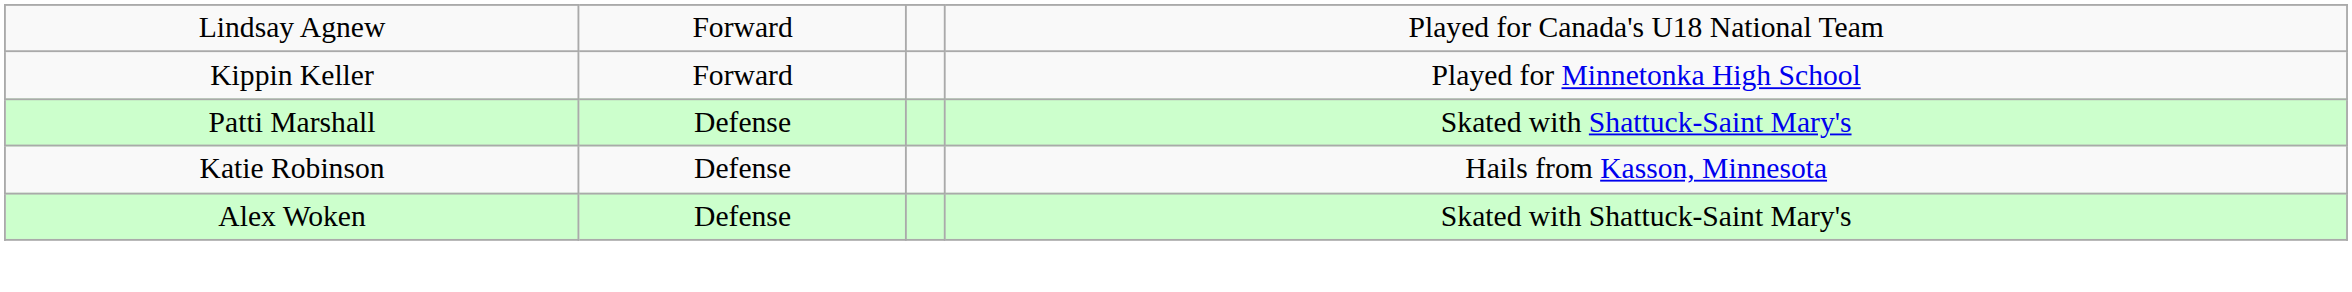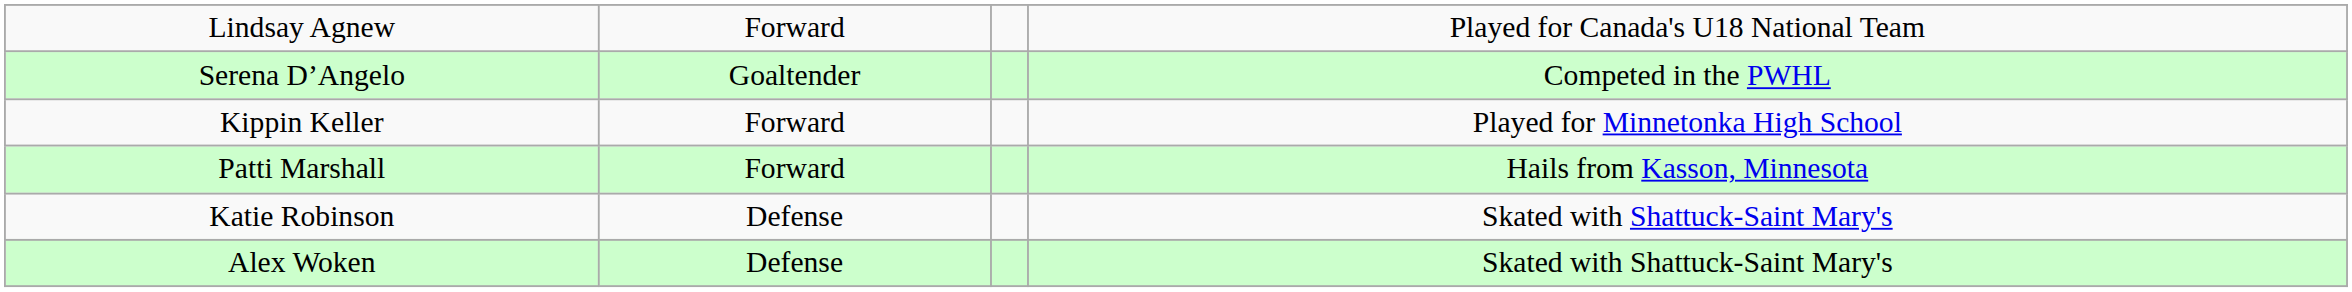+ row: (302, 74)
(743, 121) Defense -> (795, 168) Forward
(1646, 121) Skated with Shattuck-Saint Mary's -> (1687, 168) Hails from Kasson, Minnesota
(1646, 168) Hails from Kasson, Minnesota -> (1687, 215) Skated with Shattuck-Saint Mary's
